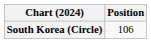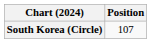(126, 30) 106 -> (126, 30) 107
